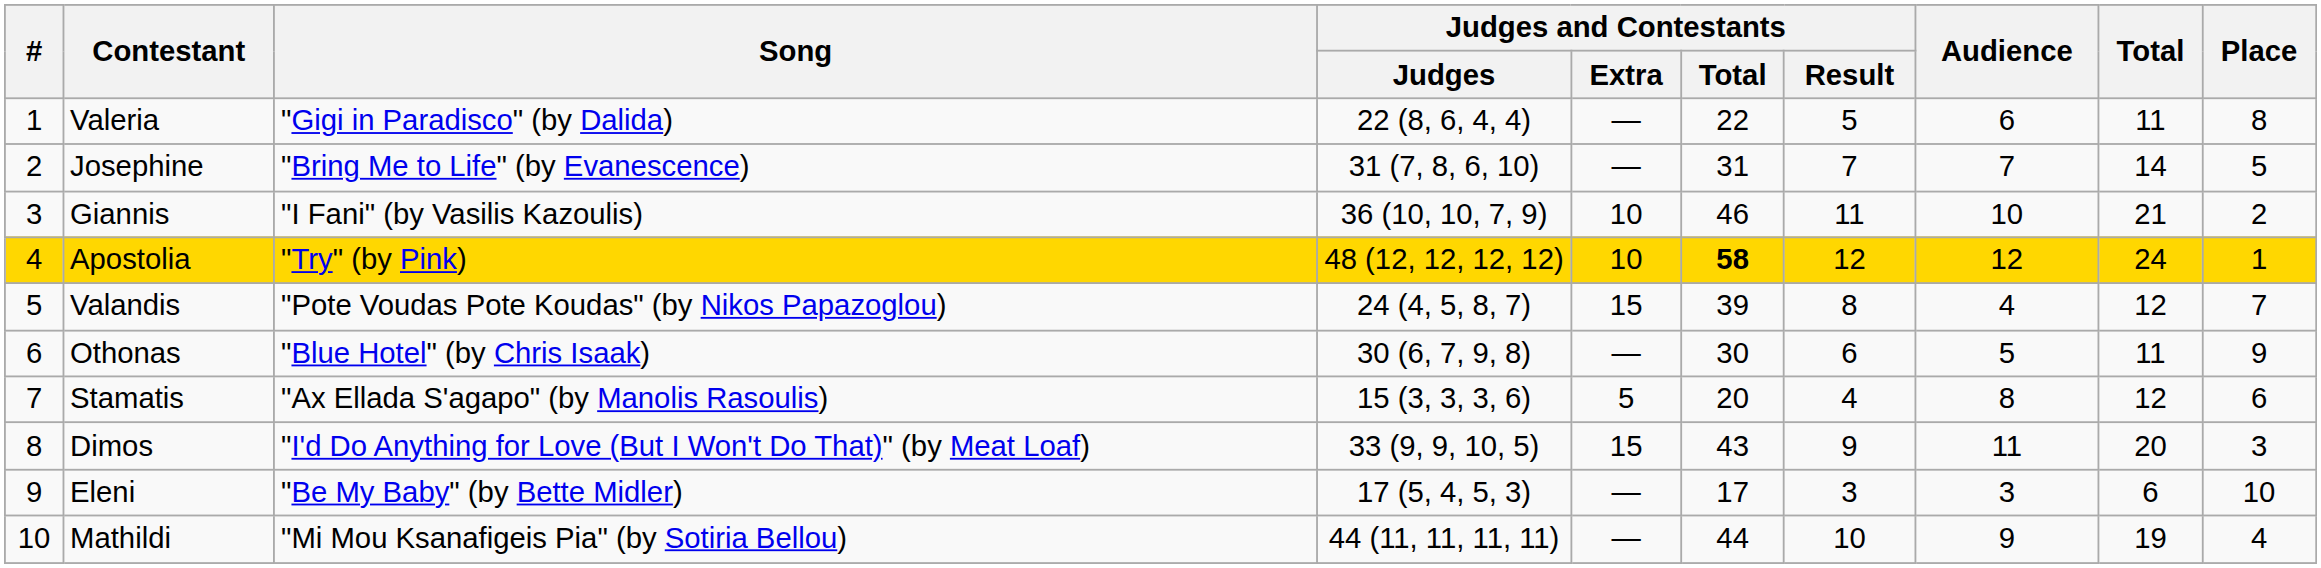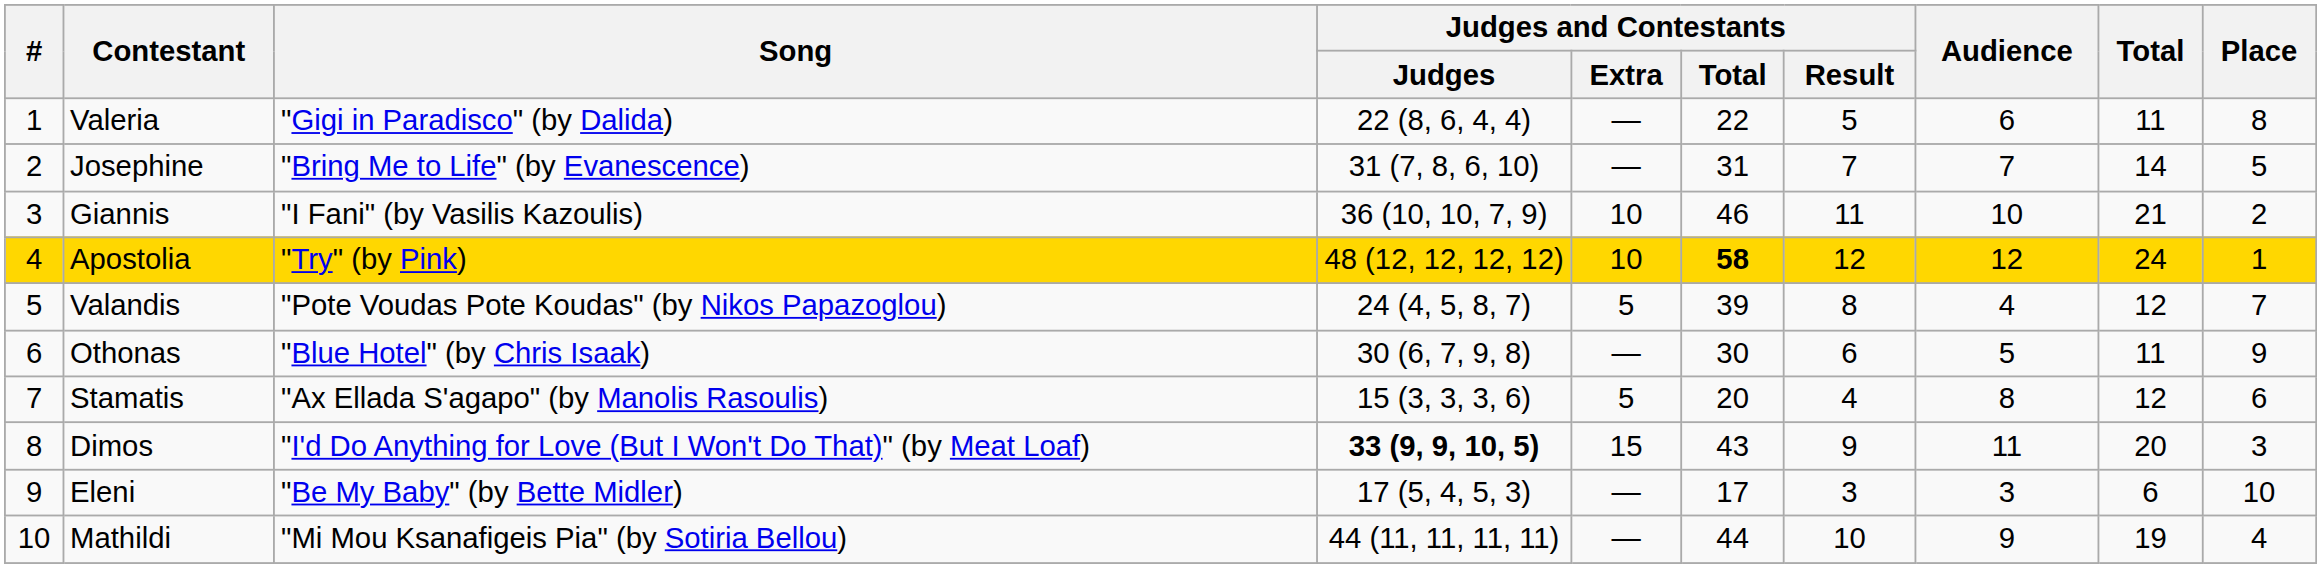(1626, 306) 15 -> (1626, 306) 5
(1444, 445) normal -> (1444, 445) bold
